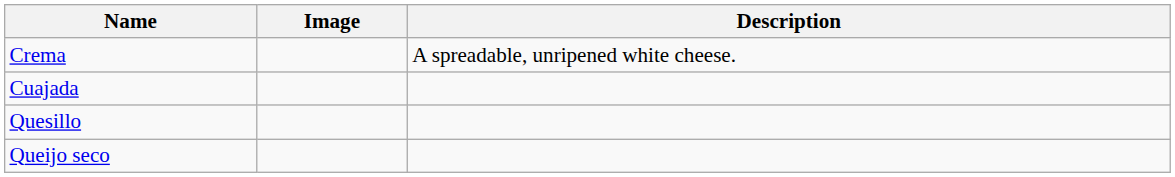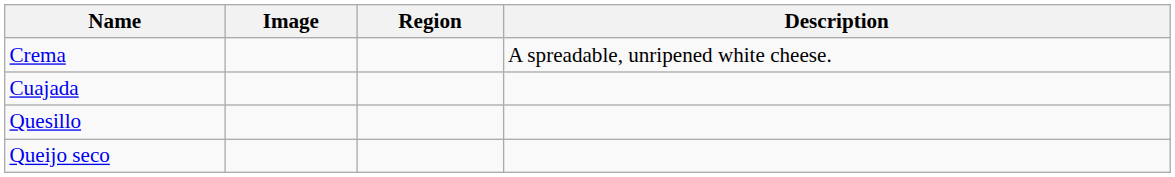+ column: (430, 21)
